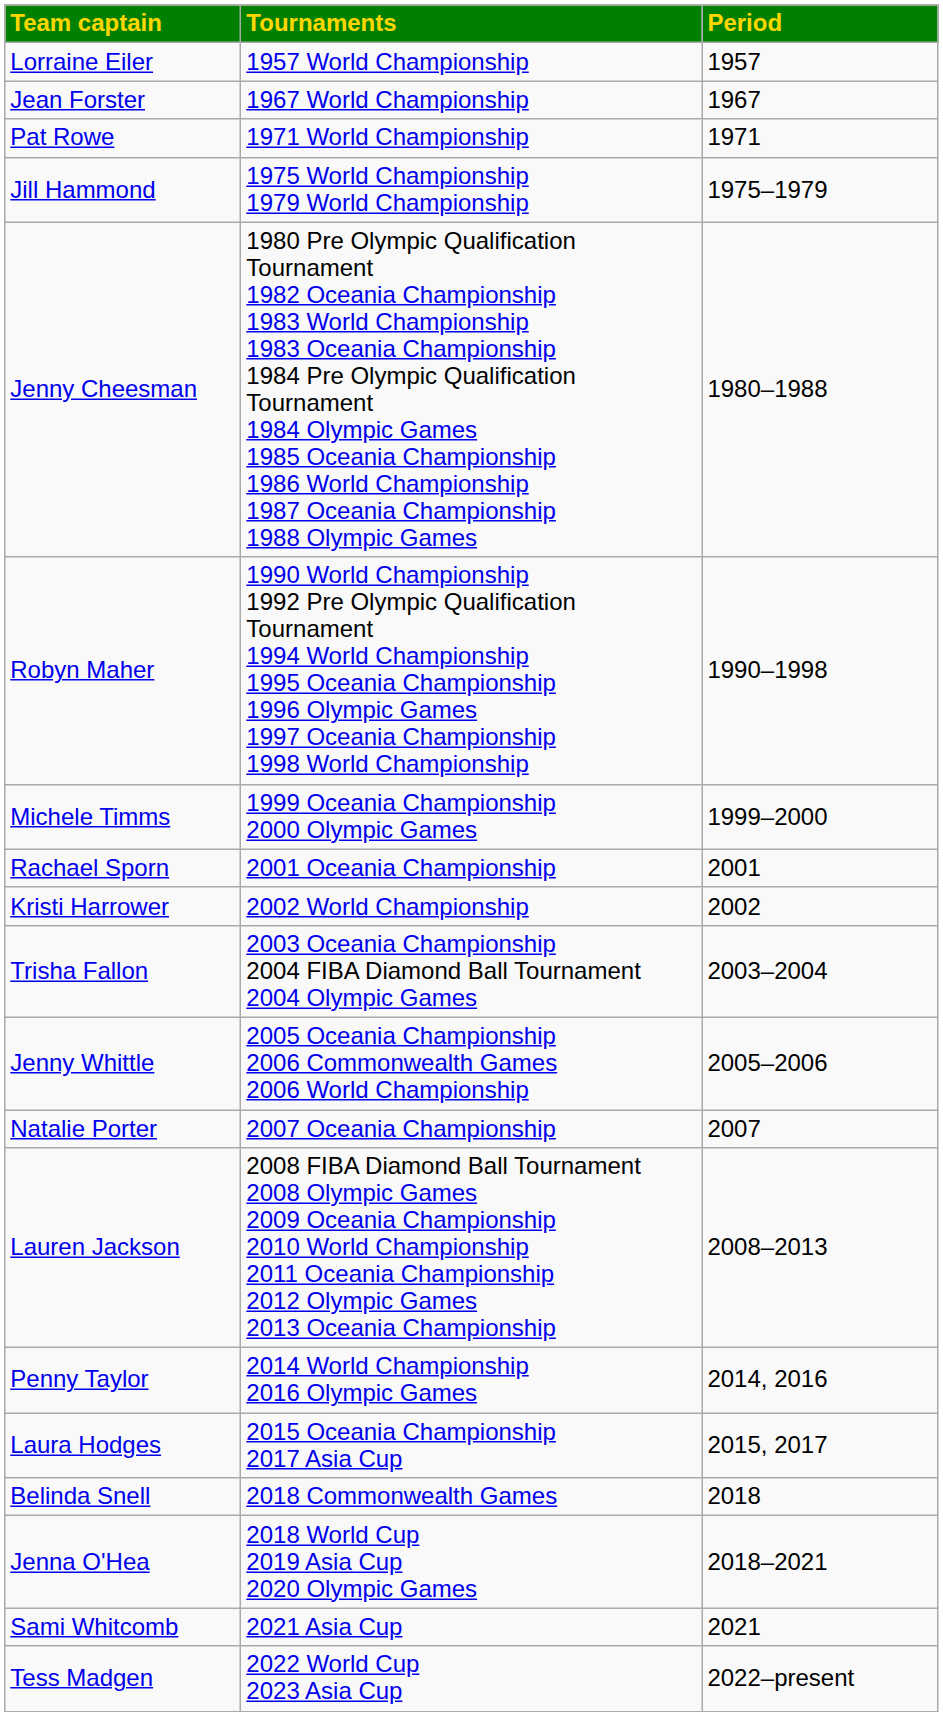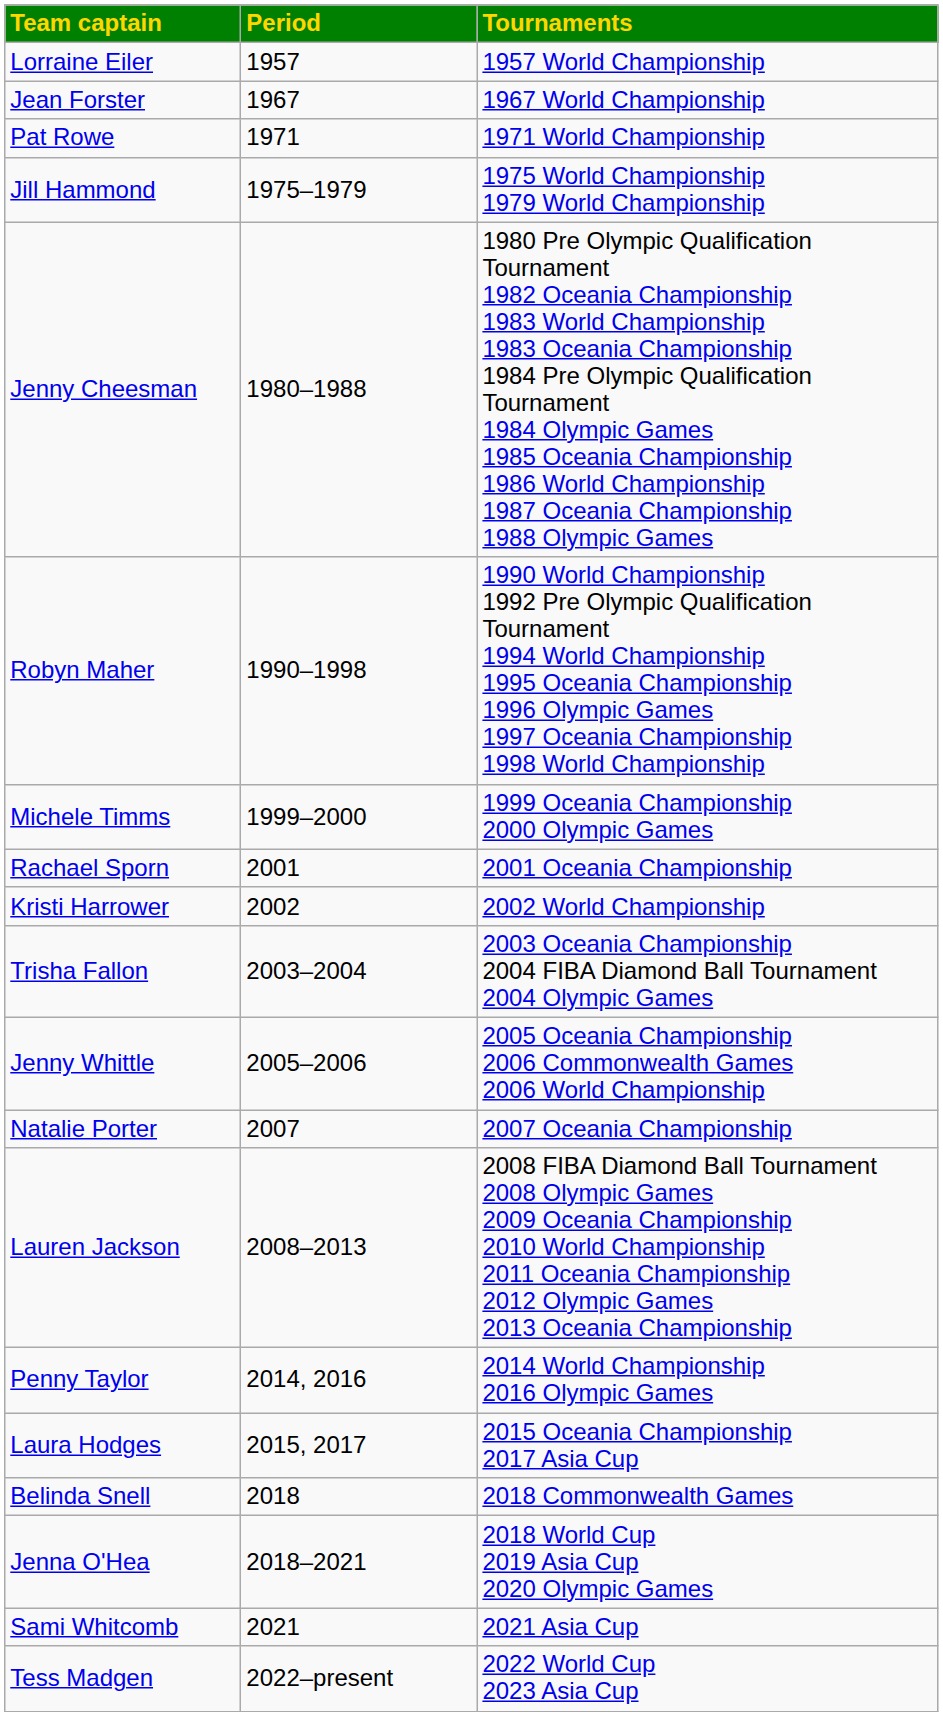columns swapped: (745, 23) <-> (321, 23)
